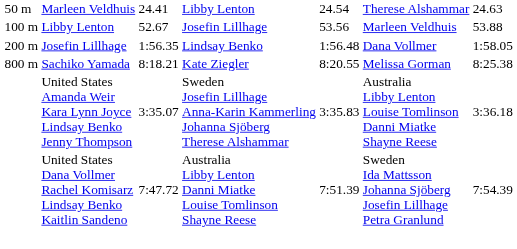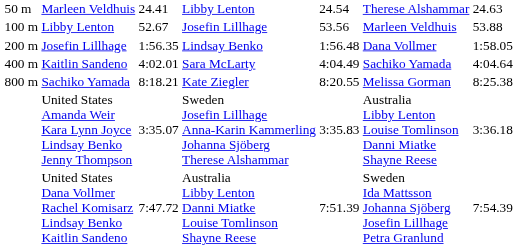+ row: (84, 63)
